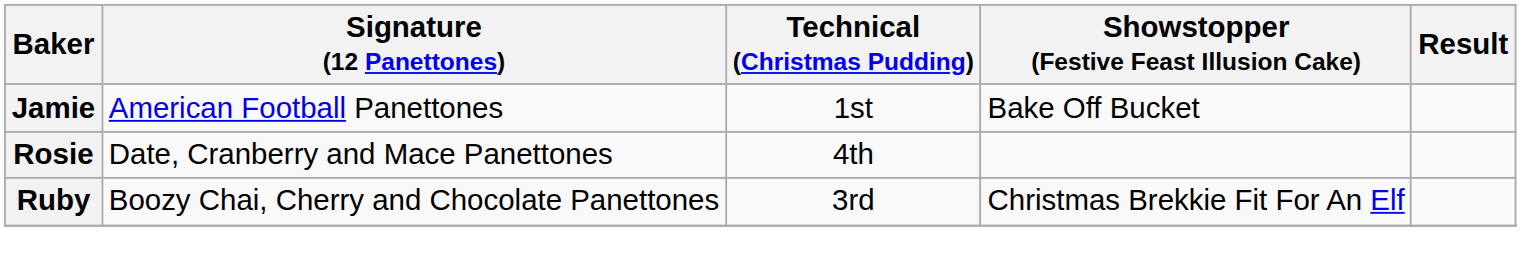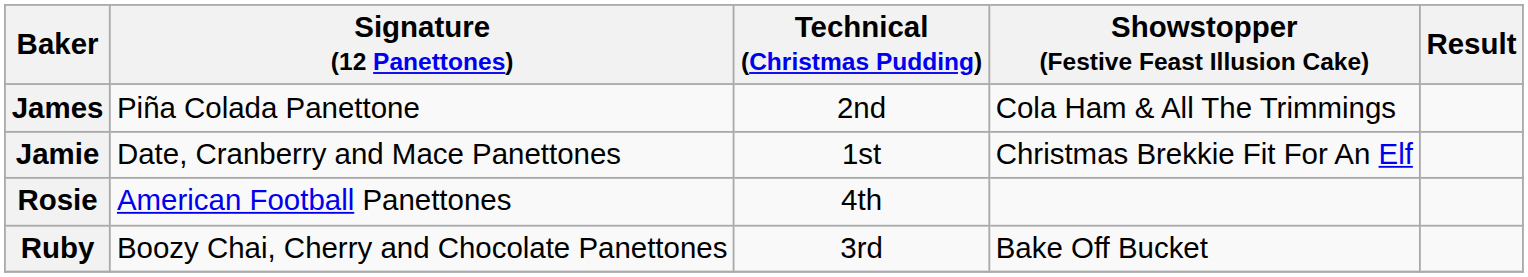+ row: (58, 107)
(306, 107) American Football Panettones -> (369, 154) Date, Cranberry and Mace Panettones
(1094, 107) Bake Off Bucket -> (1204, 154) Christmas Brekkie Fit For An Elf
(361, 154) Date, Cranberry and Mace Panettones -> (314, 201) American Football Panettones
(1196, 201) Christmas Brekkie Fit For An Elf -> (1102, 247) Bake Off Bucket
